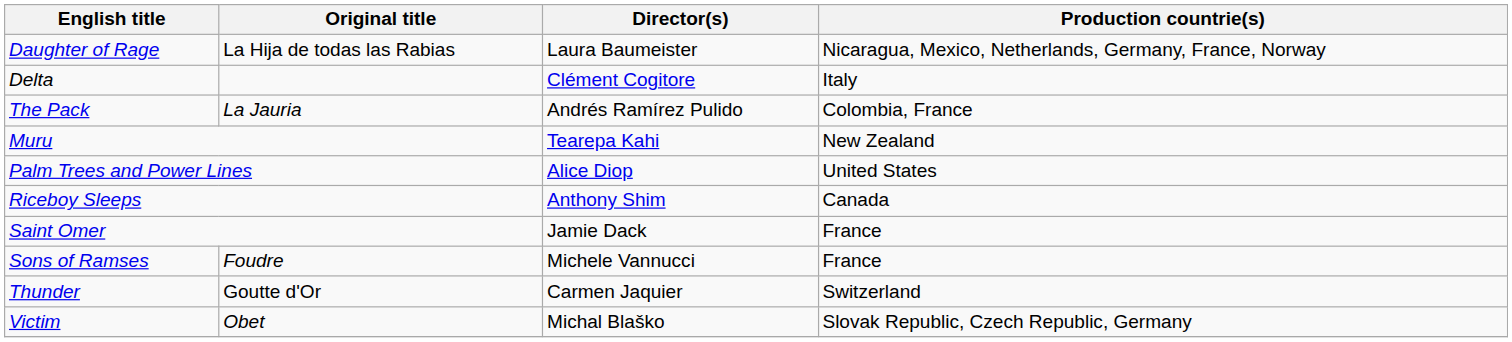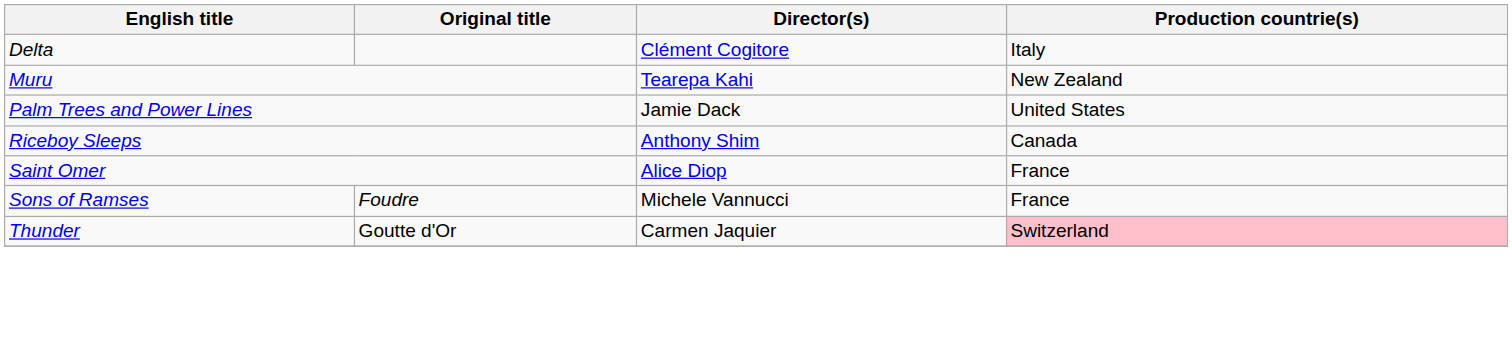- row: (84, 49)
- row: (49, 110)
(590, 170) Alice Diop -> (691, 110) Jamie Dack
(597, 230) Jamie Dack -> (684, 170) Alice Diop
(872, 291) no background -> (1060, 230) pink background
- row: (35, 321)
